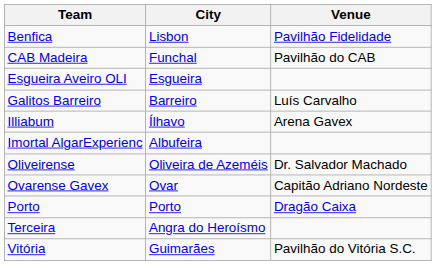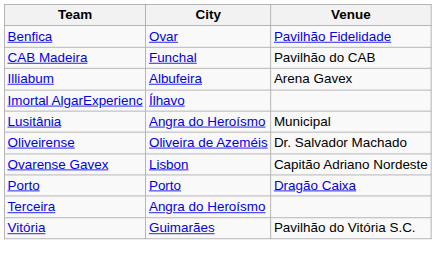(169, 36) Lisbon -> (163, 36) Ovar
- row: (67, 79)
- row: (54, 100)
(167, 121) Ílhavo -> (175, 79) Albufeira
(175, 143) Albufeira -> (167, 100) Ílhavo
+ row: (34, 121)
(163, 185) Ovar -> (169, 164) Lisbon
